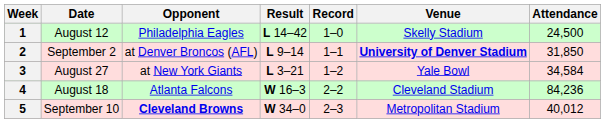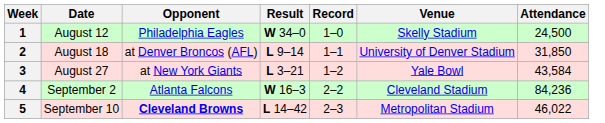(285, 33) L 14–42 -> (285, 33) W 34–0
(82, 52) September 2 -> (81, 52) August 18
(443, 52) bold -> (437, 52) normal
(565, 71) 34,584 -> (553, 71) 43,584
(81, 90) August 18 -> (82, 90) September 2
(285, 109) W 34–0 -> (285, 109) L 14–42
(565, 109) 40,012 -> (553, 109) 46,022
